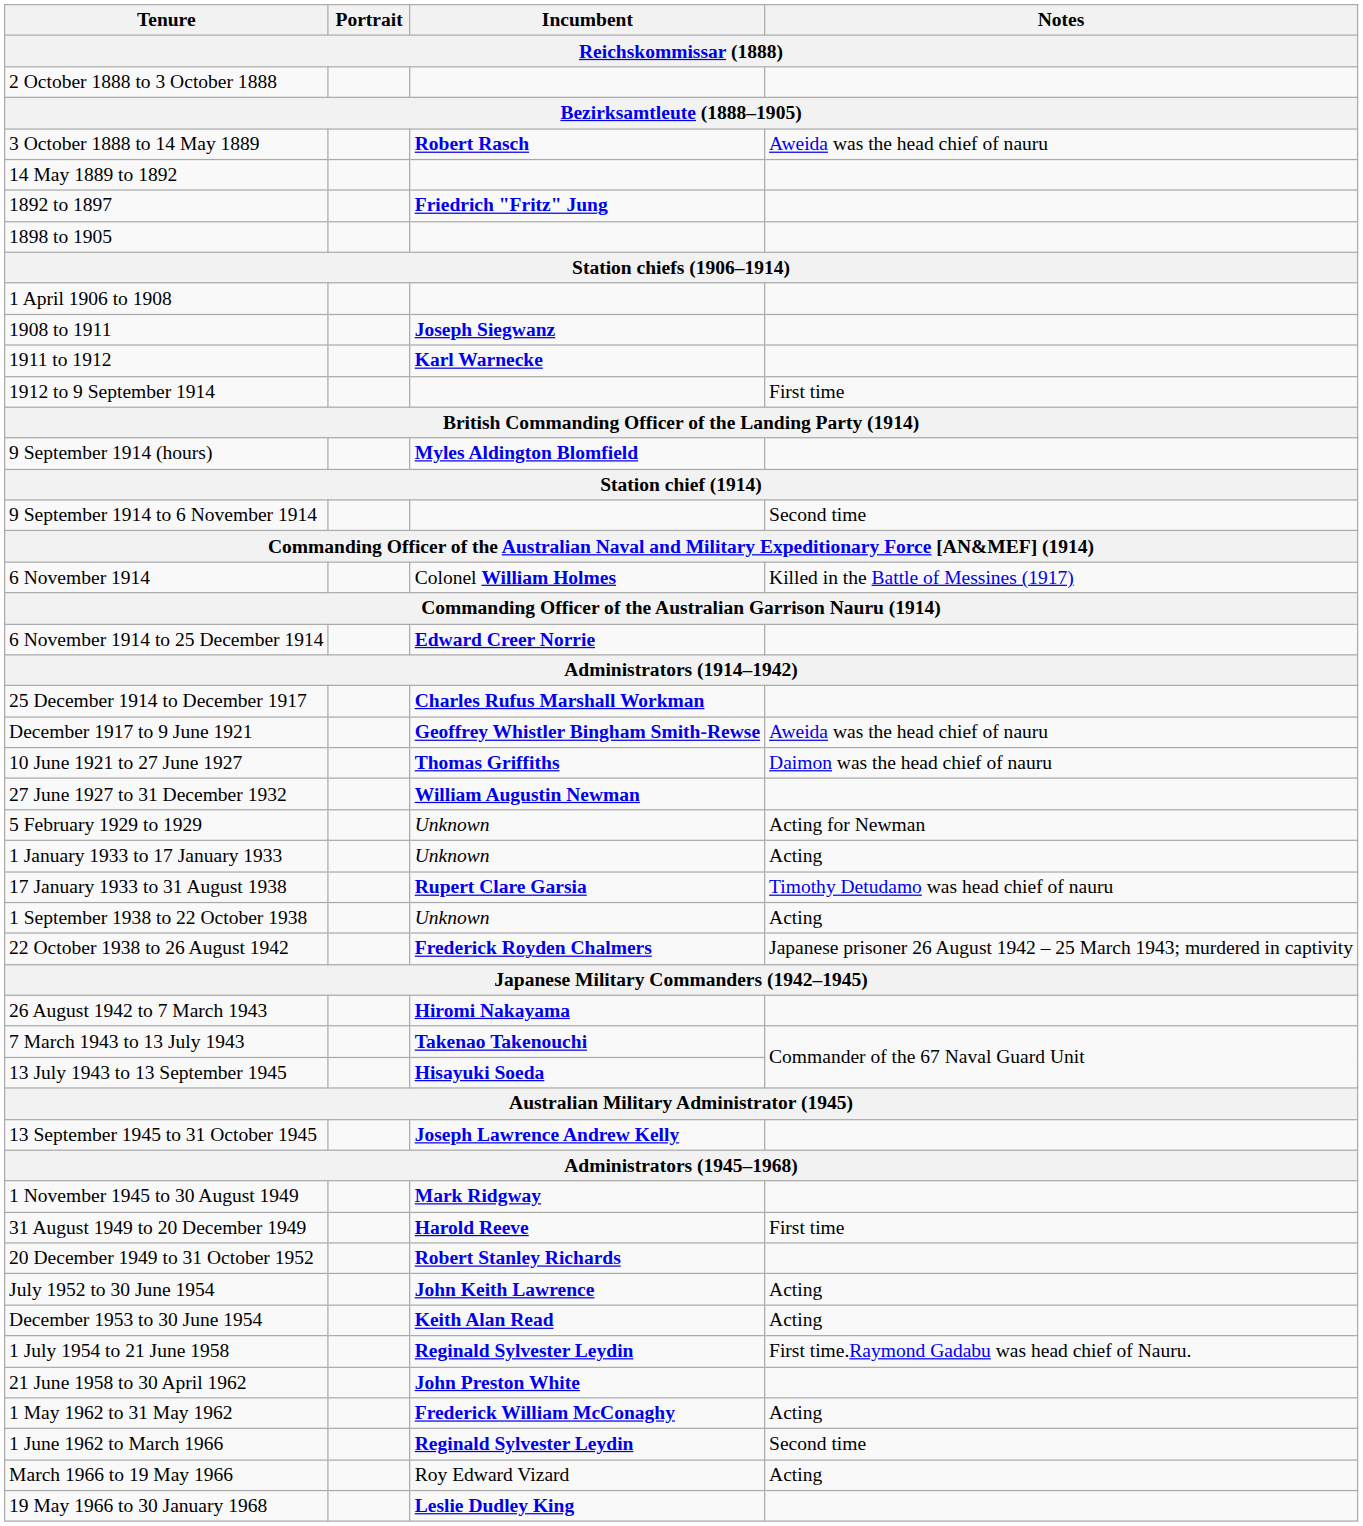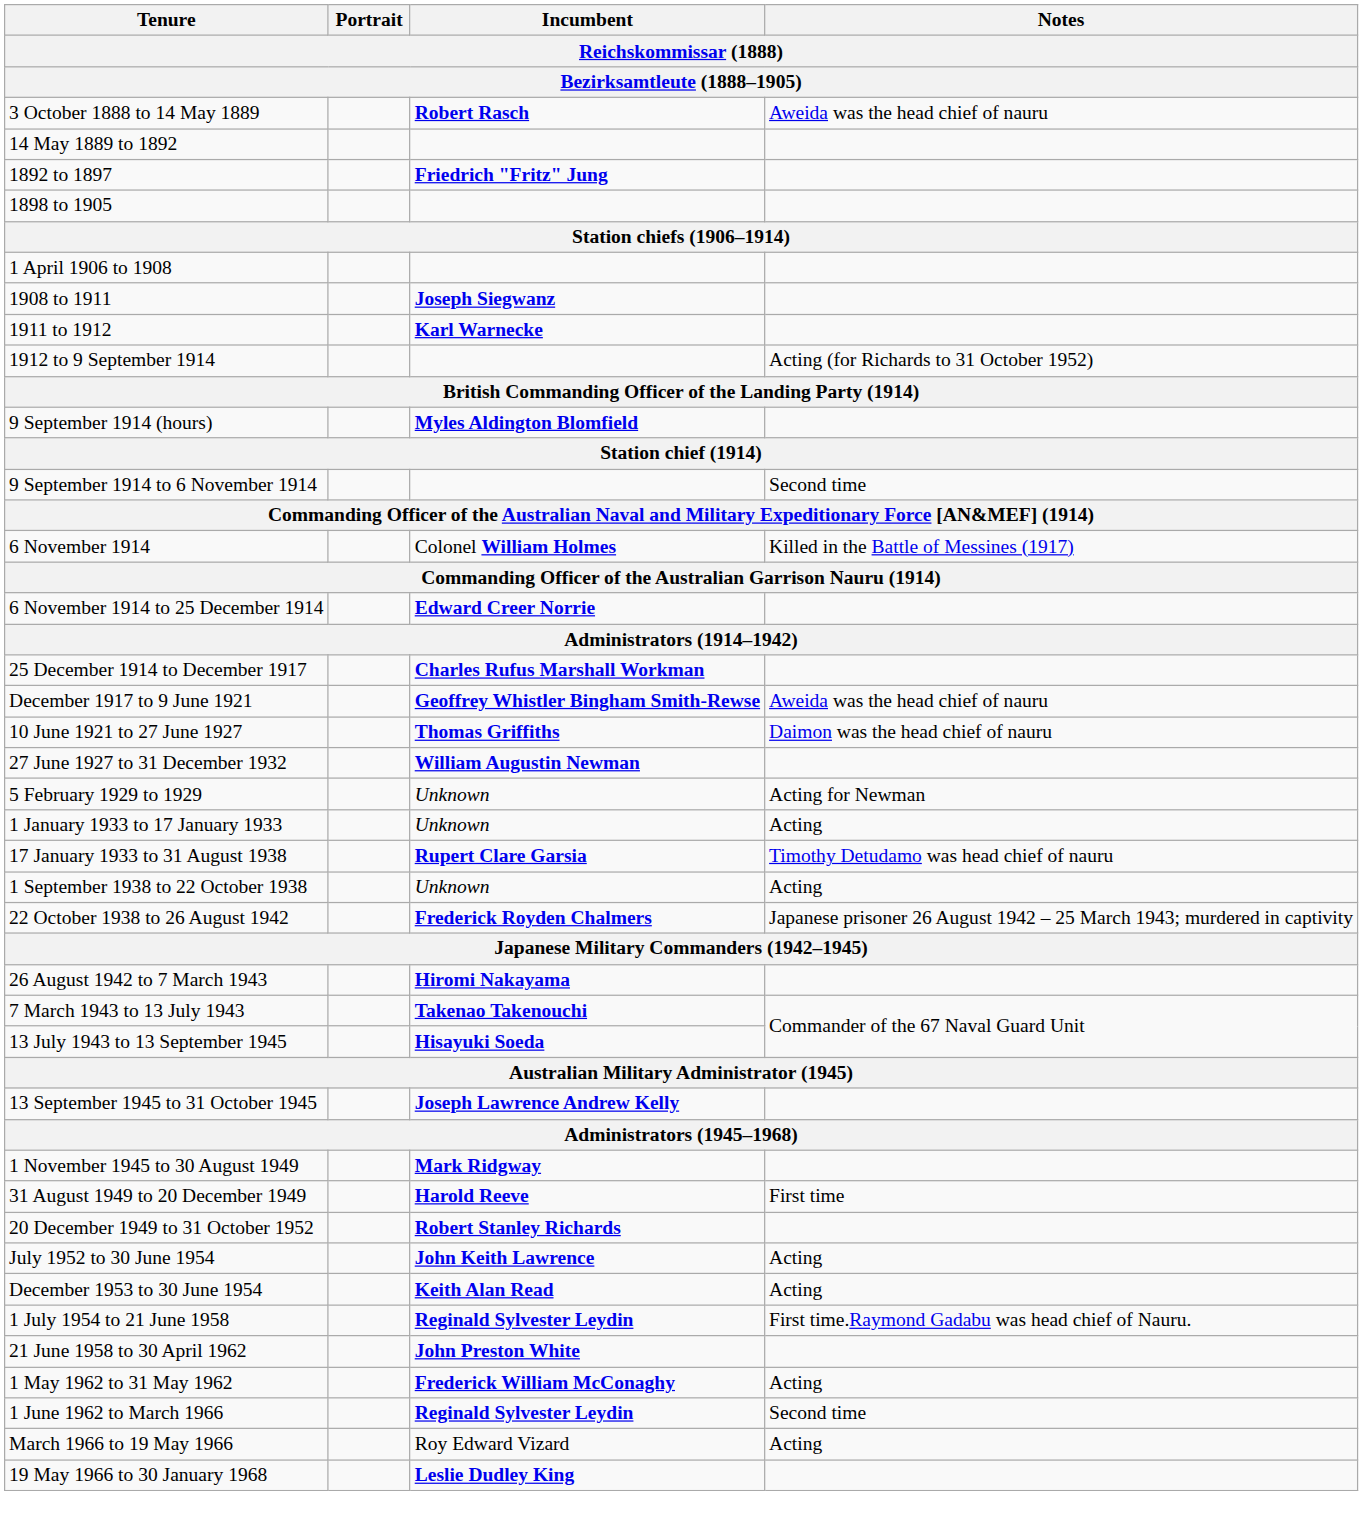- row: (143, 81)
(807, 391) First time -> (931, 360) Acting (for Richards to 31 October 1952)
